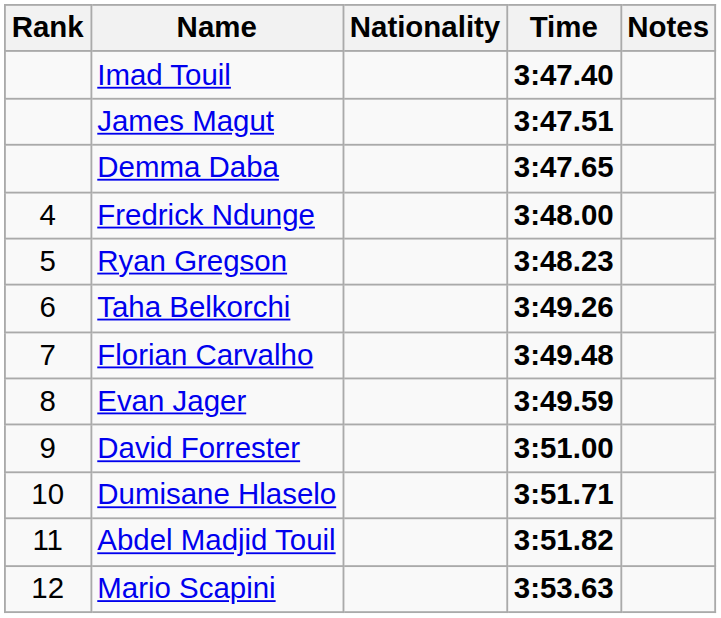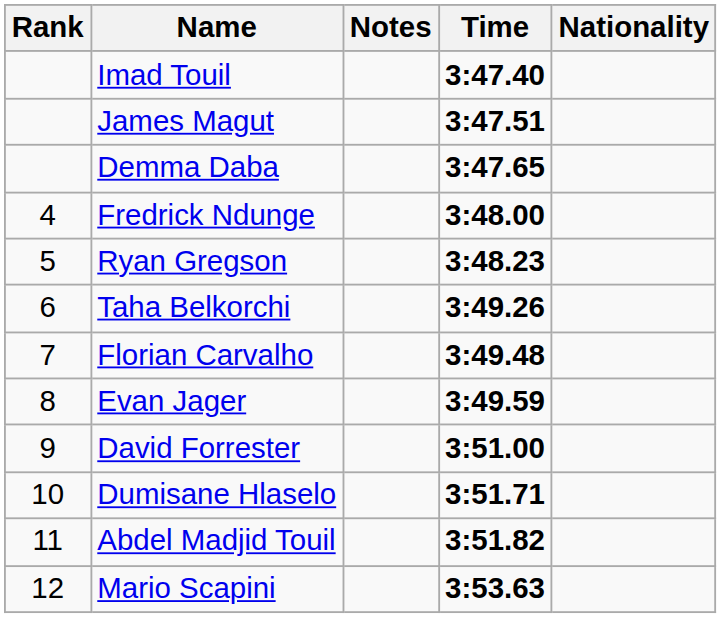columns swapped: (425, 27) <-> (668, 27)
